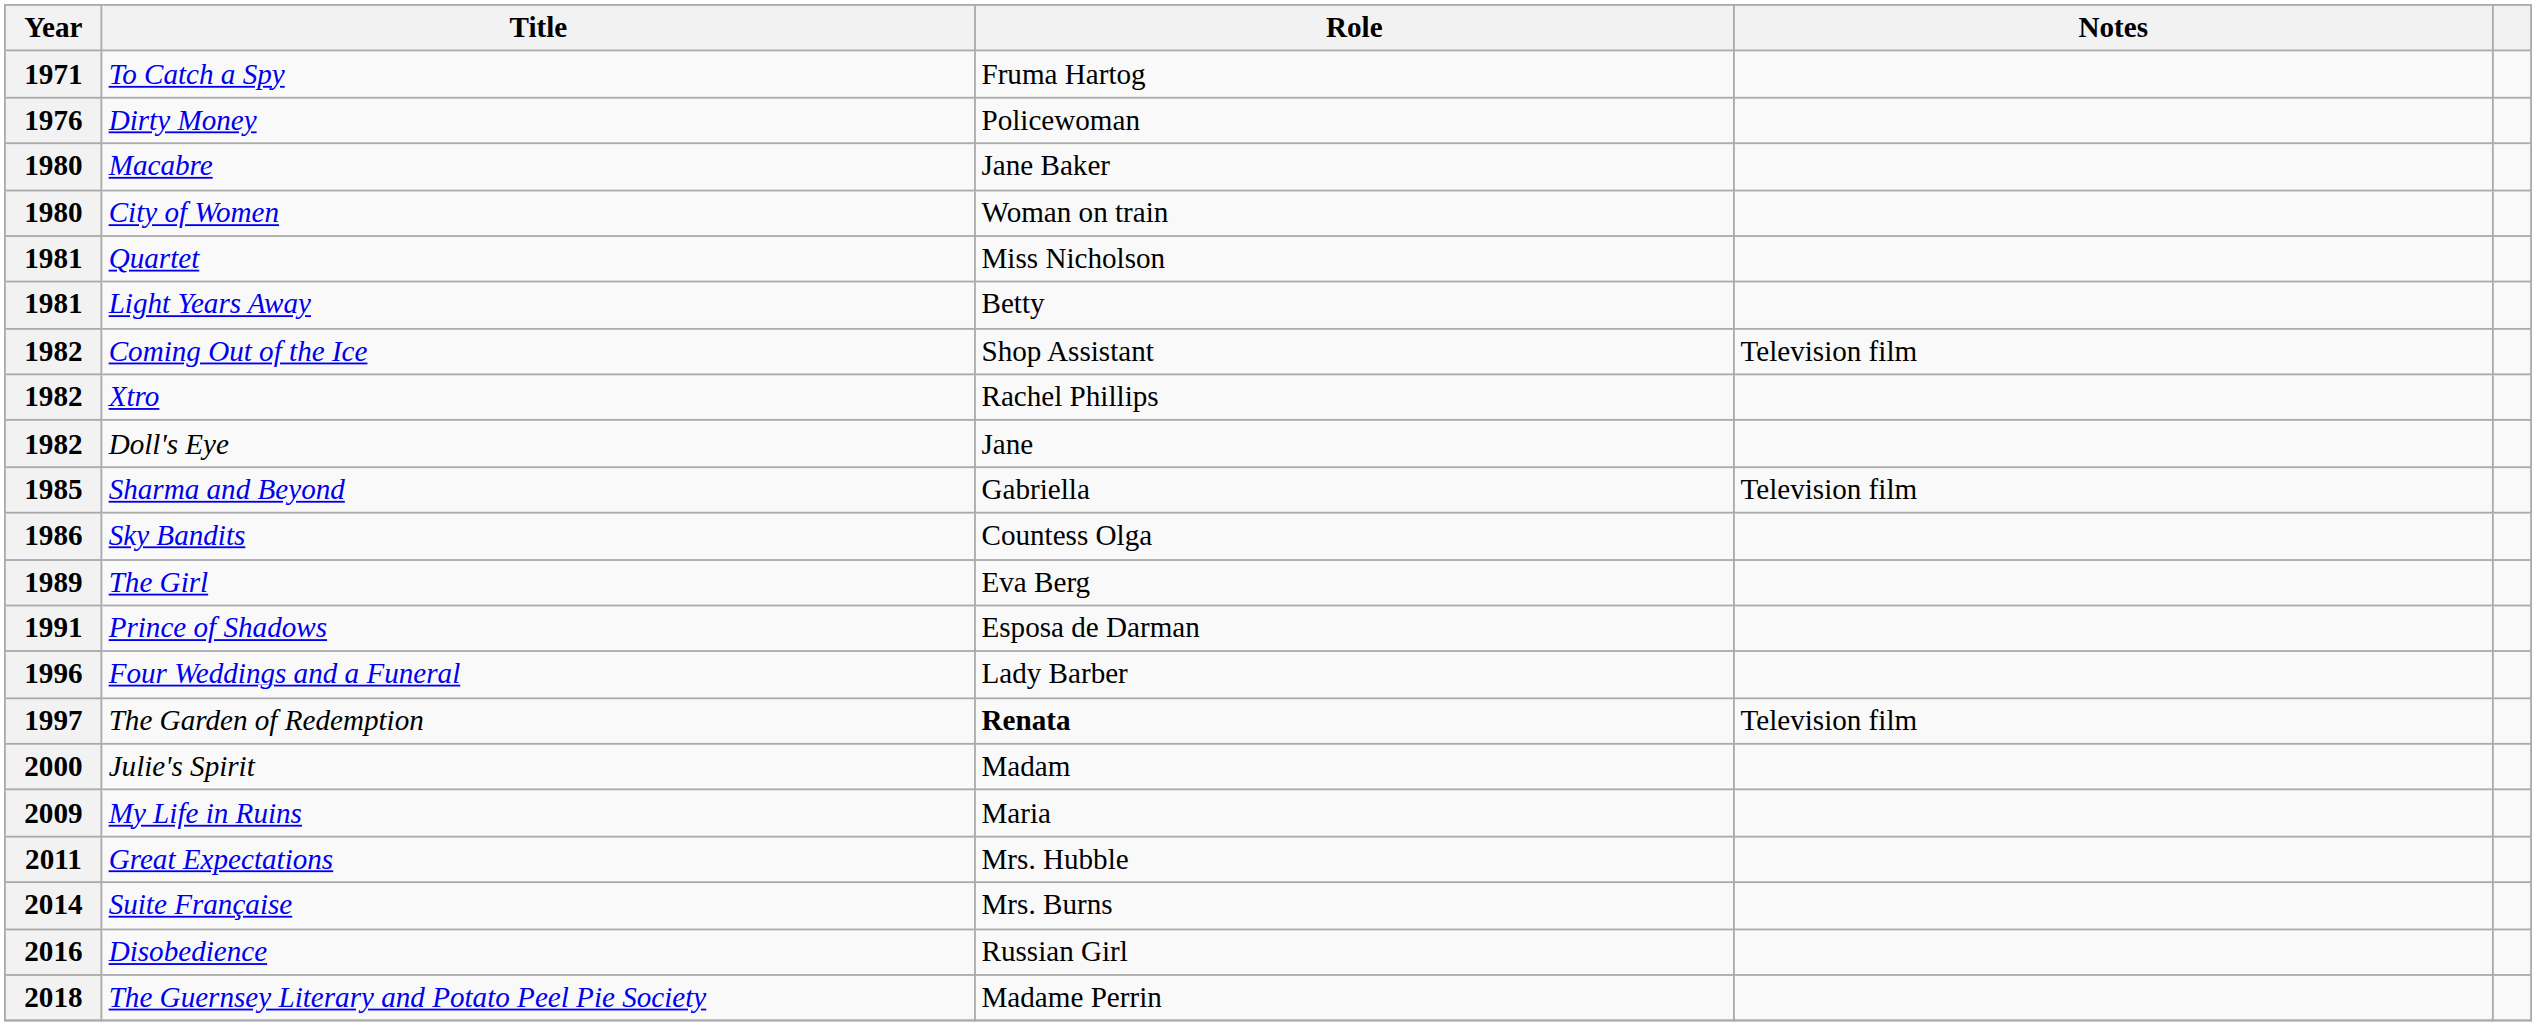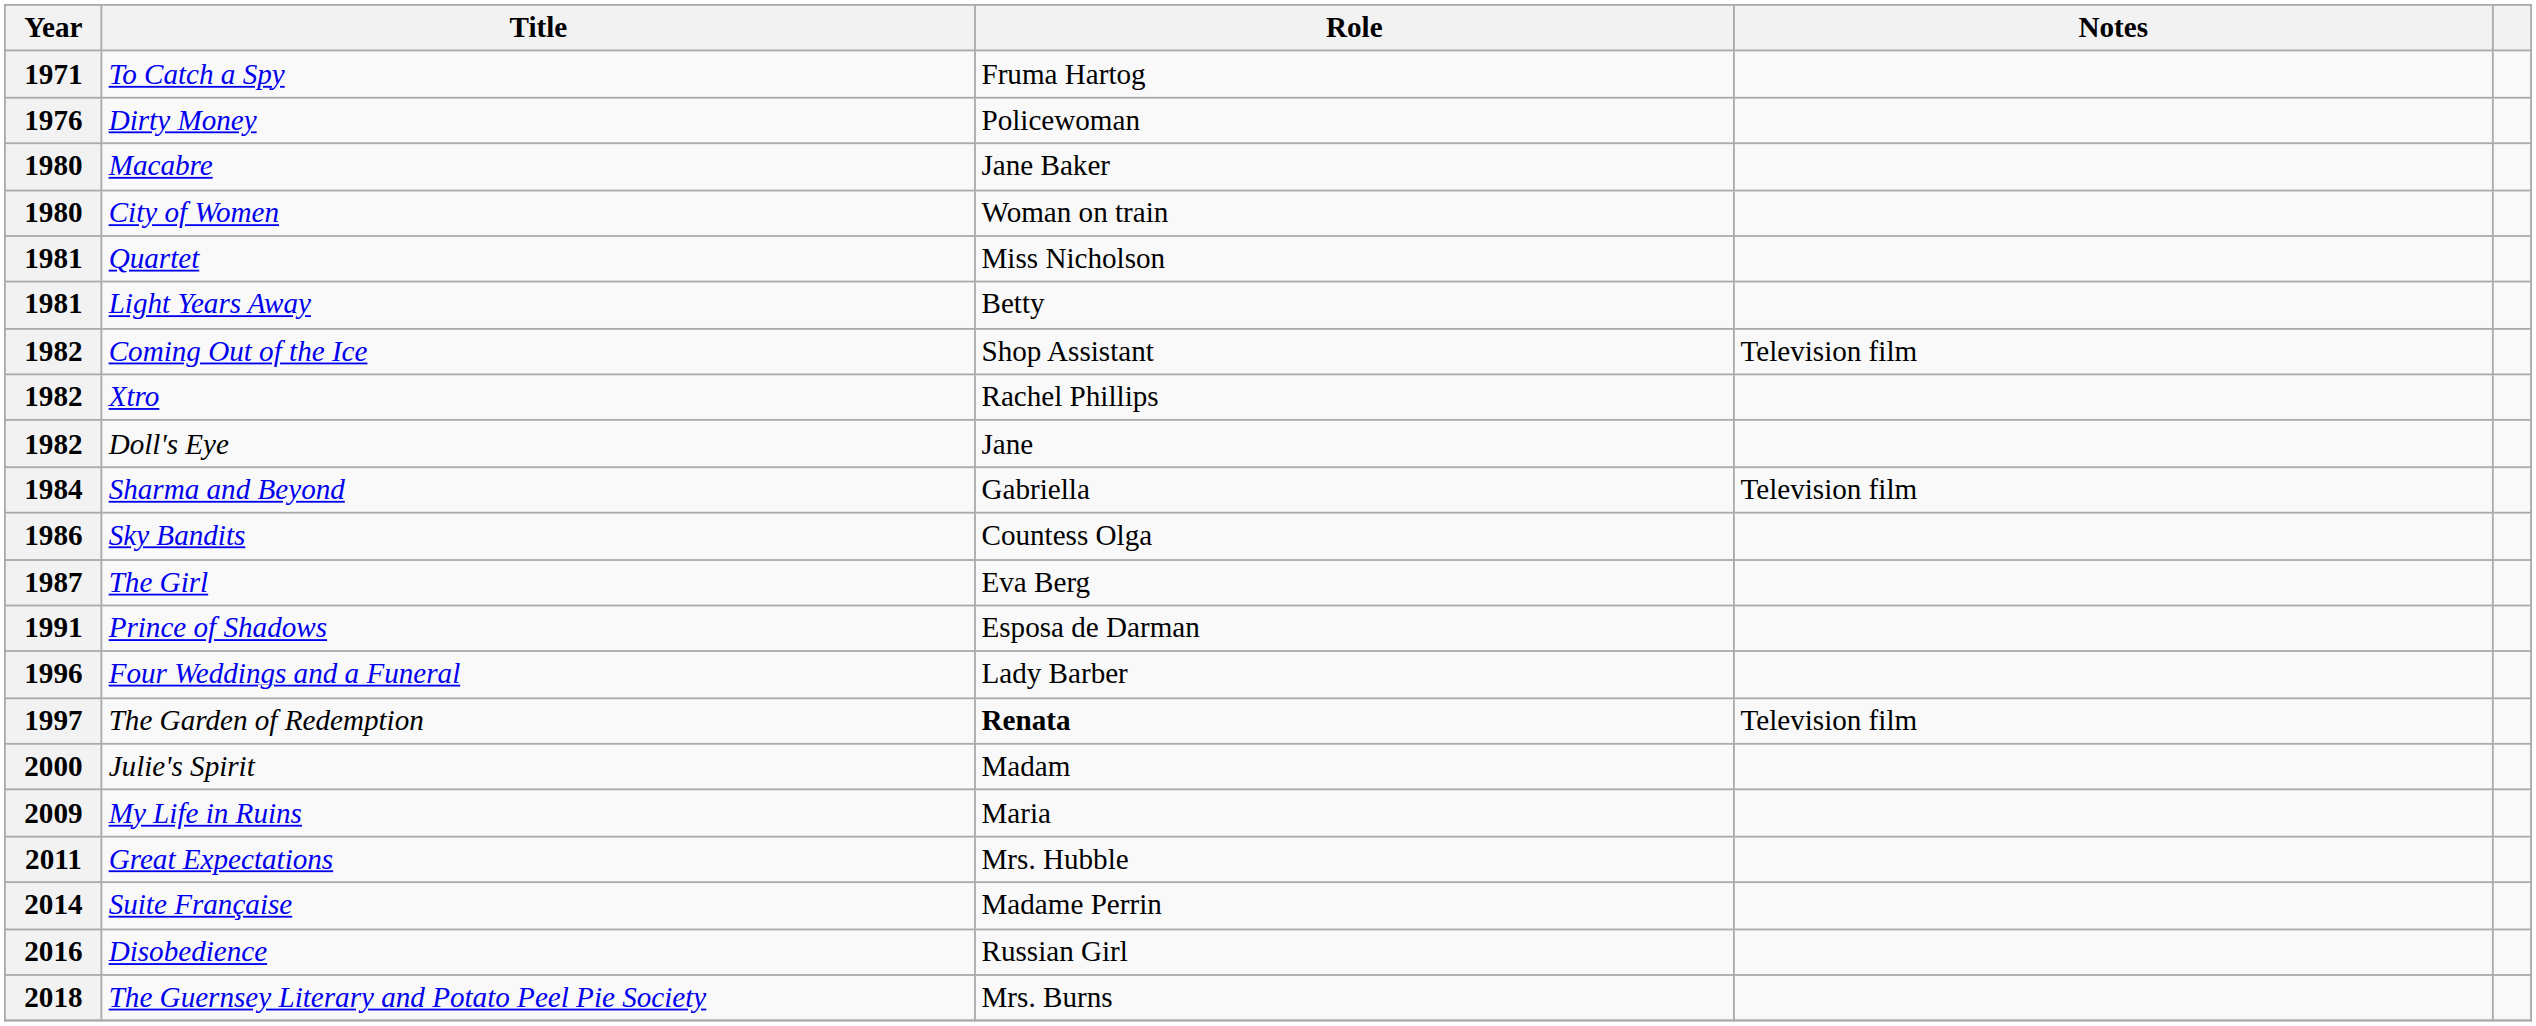(53, 489) 1985 -> (53, 489) 1984
(53, 581) 1989 -> (53, 581) 1987
(1047, 905) Mrs. Burns -> (1072, 905) Madame Perrin
(1072, 997) Madame Perrin -> (1047, 997) Mrs. Burns
